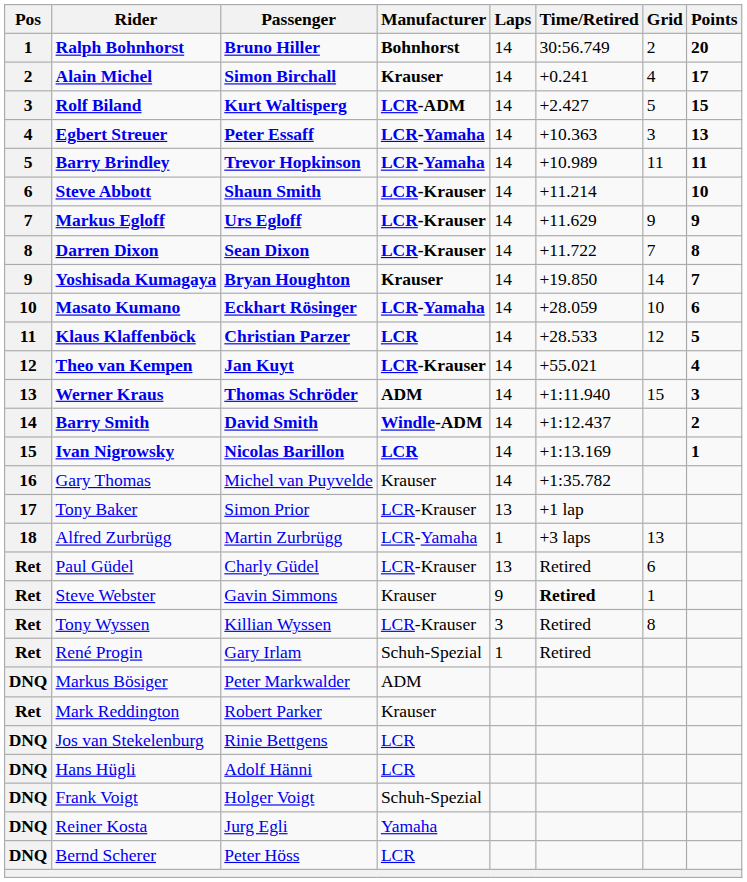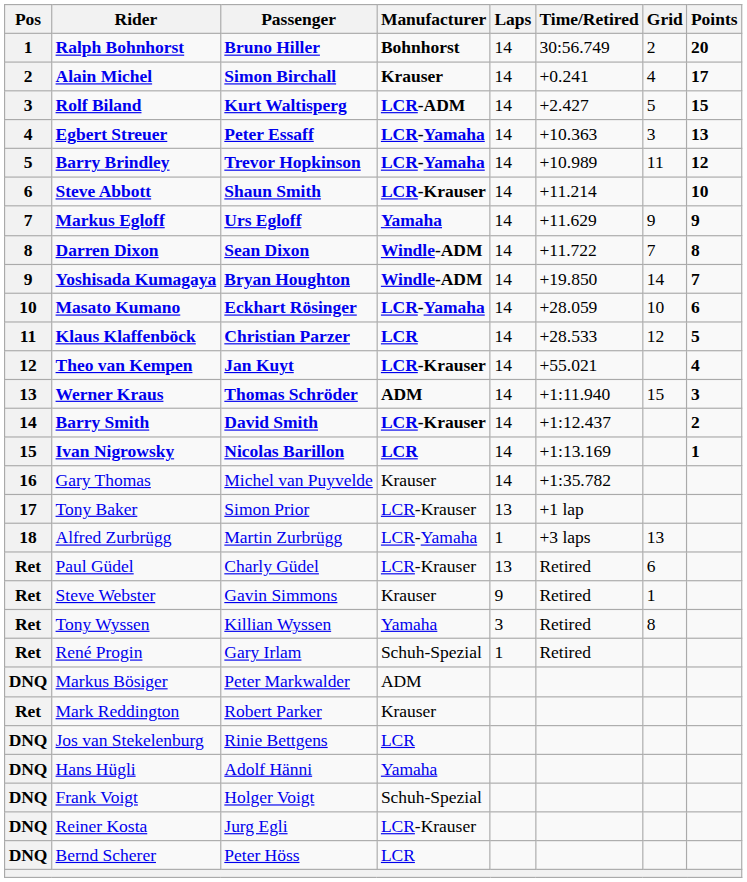(699, 163) 11 -> (700, 163) 12
(433, 220) LCR-Krauser -> (411, 220) Yamaha
(433, 249) LCR-Krauser -> (432, 249) Windle-ADM
(412, 278) Krauser -> (432, 278) Windle-ADM
(432, 422) Windle-ADM -> (433, 422) LCR-Krauser
(567, 595) bold -> (565, 595) normal
(428, 624) LCR-Krauser -> (409, 624) Yamaha
(398, 768) LCR -> (409, 768) Yamaha
(409, 826) Yamaha -> (428, 826) LCR-Krauser
